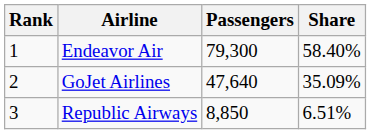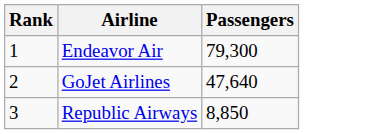- column: (332, 20)
